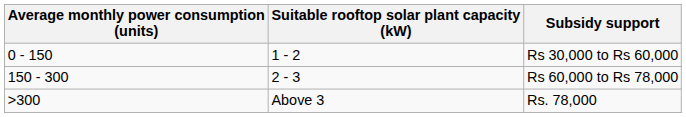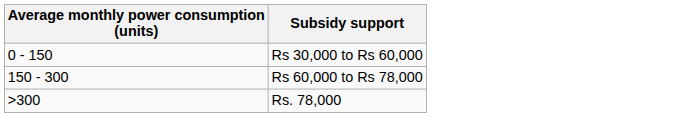- column: (396, 24)
